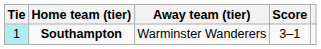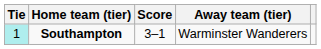columns swapped: (290, 14) <-> (202, 14)
